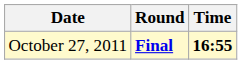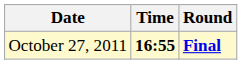columns swapped: (212, 18) <-> (160, 18)
